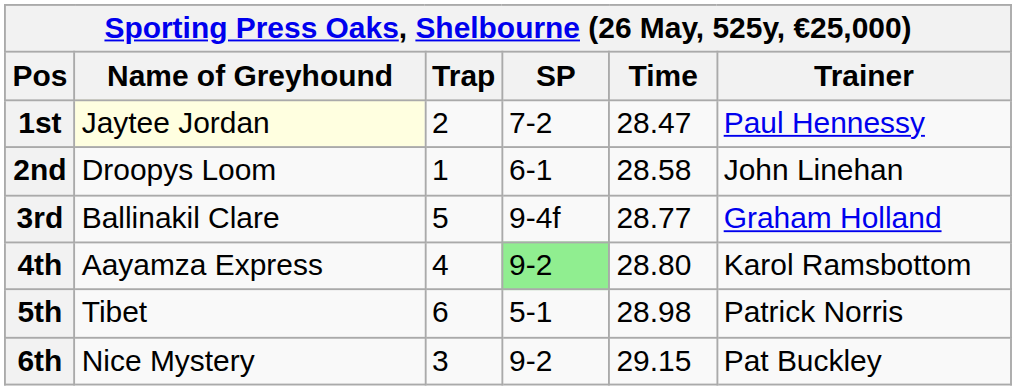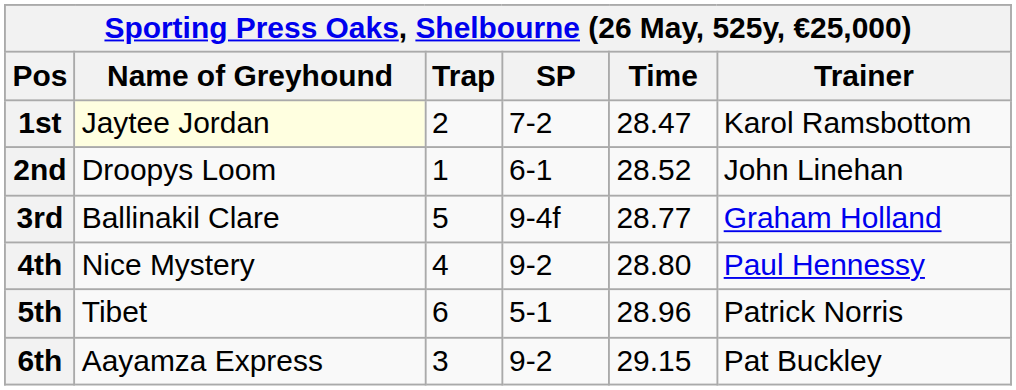(824, 123) Paul Hennessy -> (848, 123) Karol Ramsbottom
(654, 170) 28.58 -> (654, 170) 28.52
(202, 265) Aayamza Express -> (168, 265) Nice Mystery
(531, 265) lightgreen background -> (531, 265) no background
(848, 265) Karol Ramsbottom -> (824, 265) Paul Hennessy
(654, 312) 28.98 -> (654, 312) 28.96
(168, 360) Nice Mystery -> (202, 360) Aayamza Express
